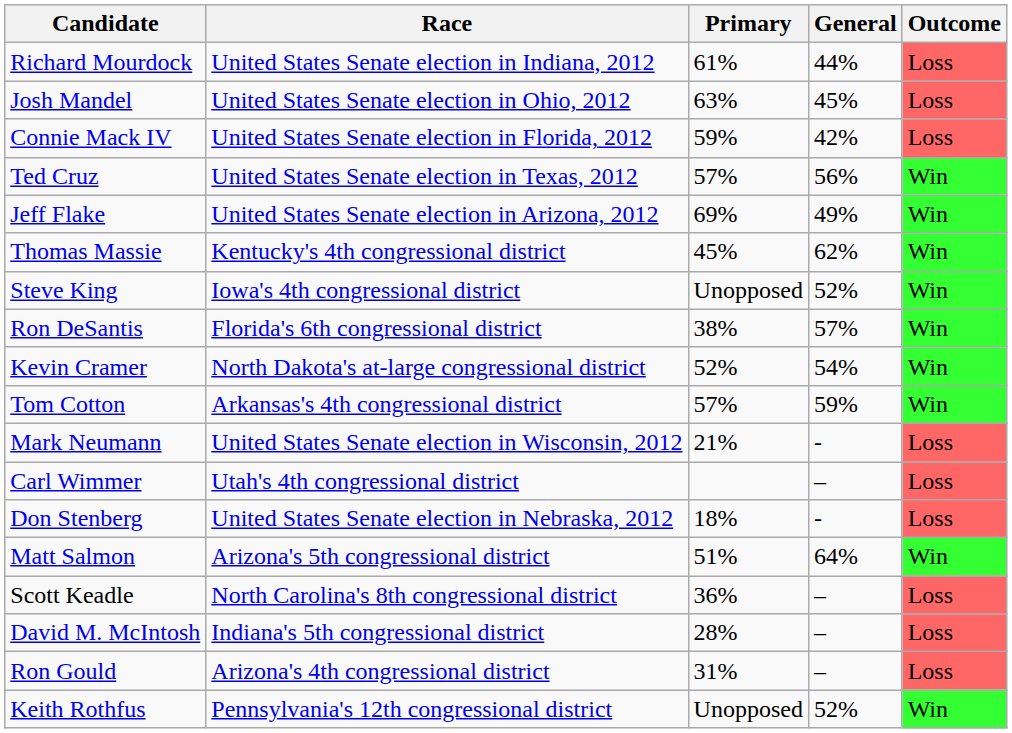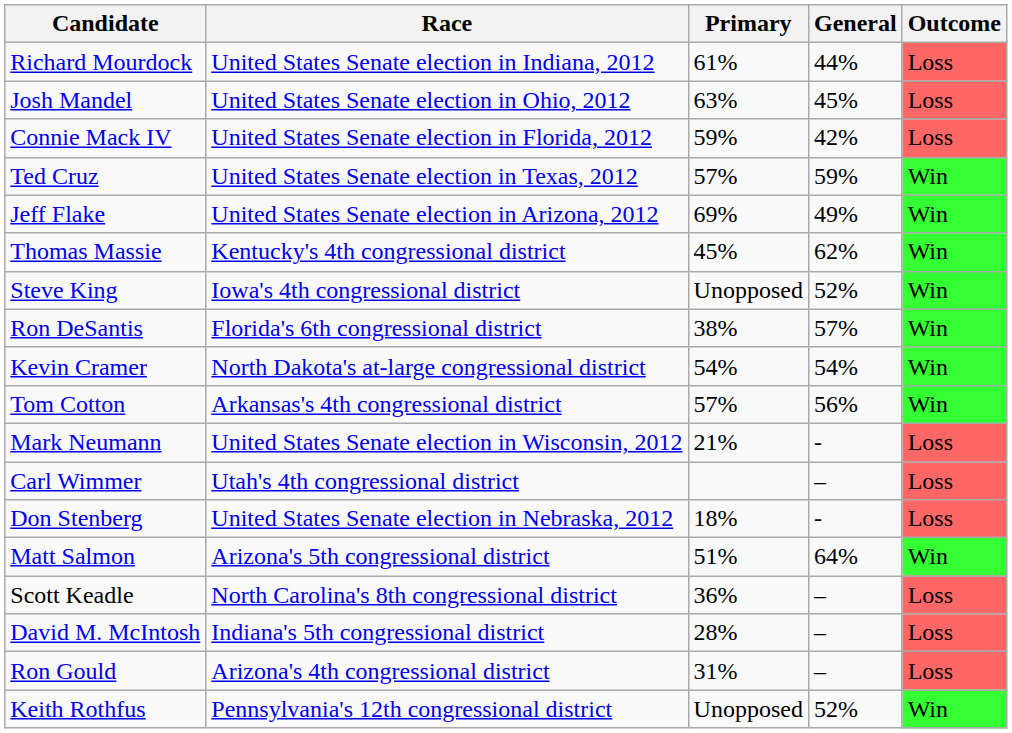(836, 175) 56% -> (836, 175) 59%
(716, 366) 52% -> (716, 366) 54%
(836, 404) 59% -> (836, 404) 56%
